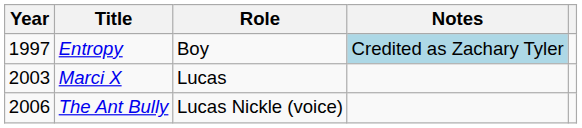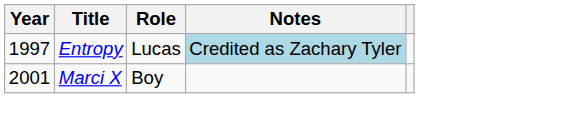(193, 48) Boy -> (156, 48) Lucas
(30, 78) 2003 -> (30, 78) 2001
(202, 78) Lucas -> (147, 78) Boy
- row: (114, 107)
